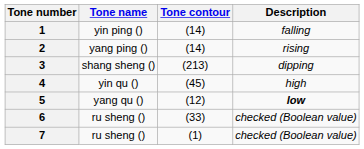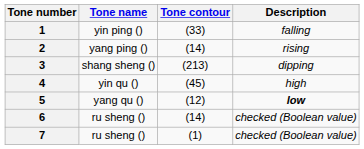(195, 30) (14) -> (195, 30) (33)
(195, 118) (33) -> (195, 118) (14)
